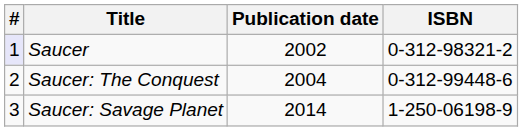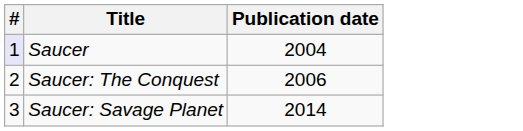- column: (450, 19)
(305, 49) 2002 -> (305, 49) 2004
(305, 79) 2004 -> (305, 79) 2006
